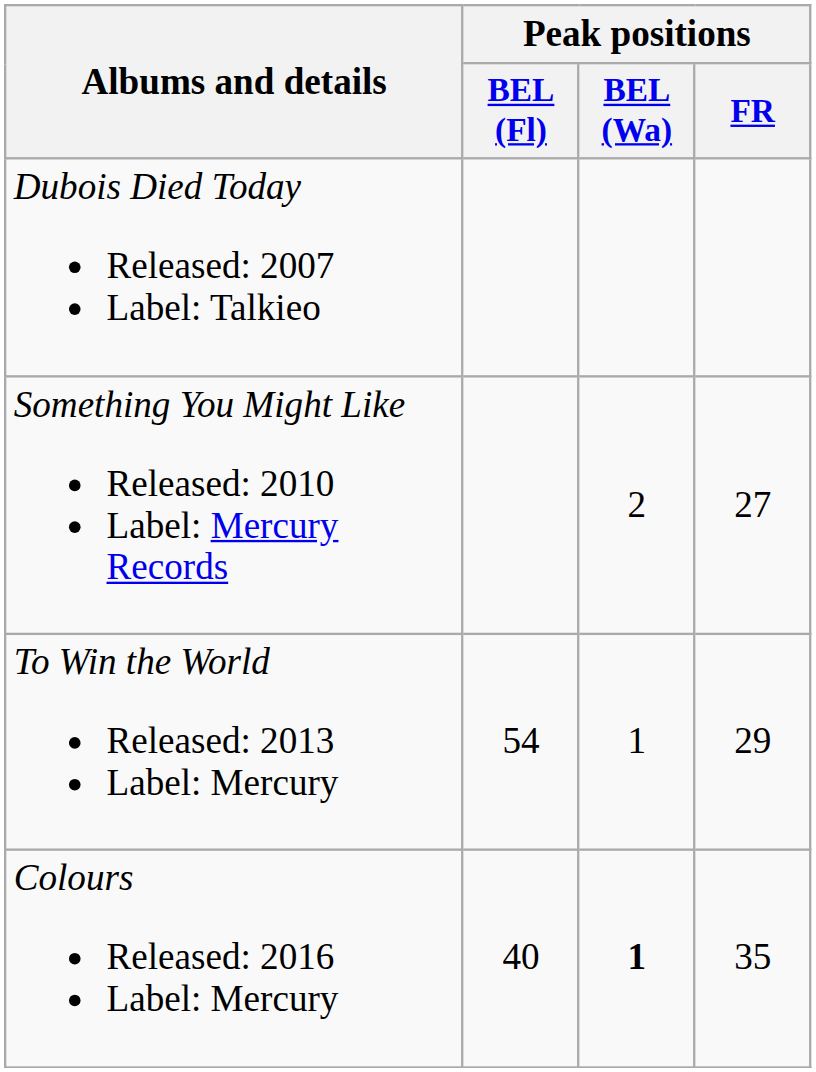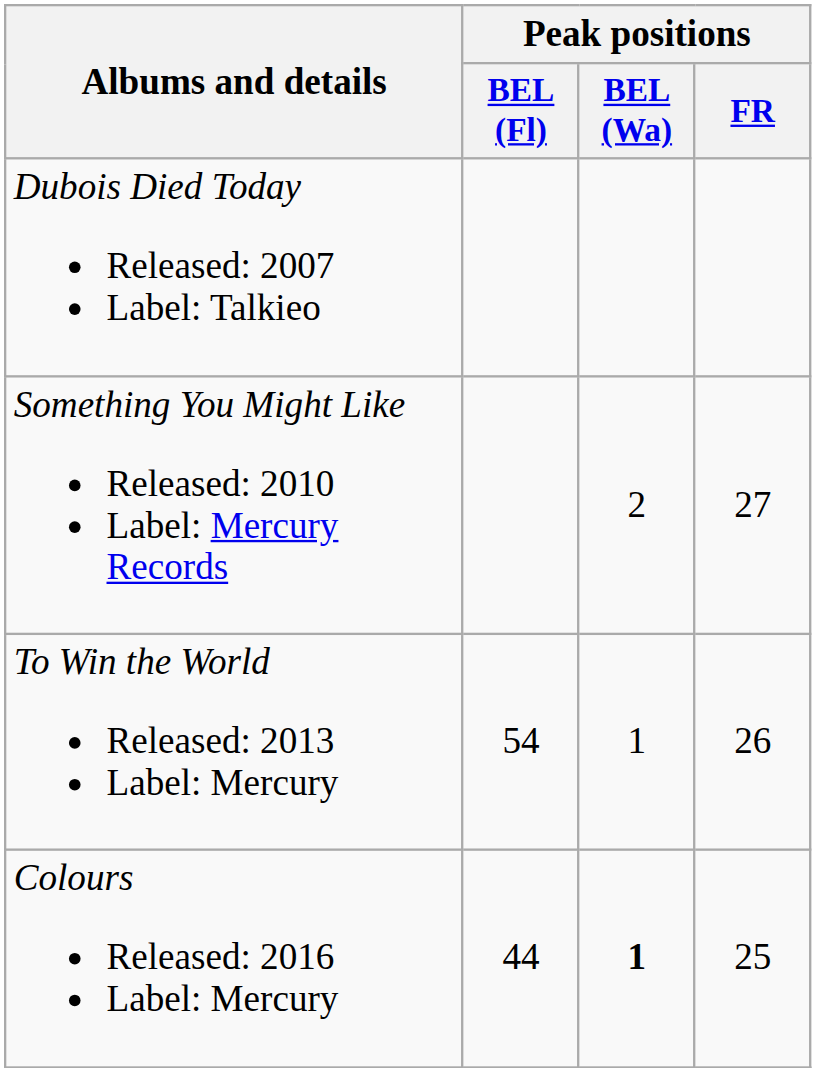(753, 741) 29 -> (753, 741) 26
(521, 957) 40 -> (521, 957) 44
(753, 957) 35 -> (753, 957) 25
